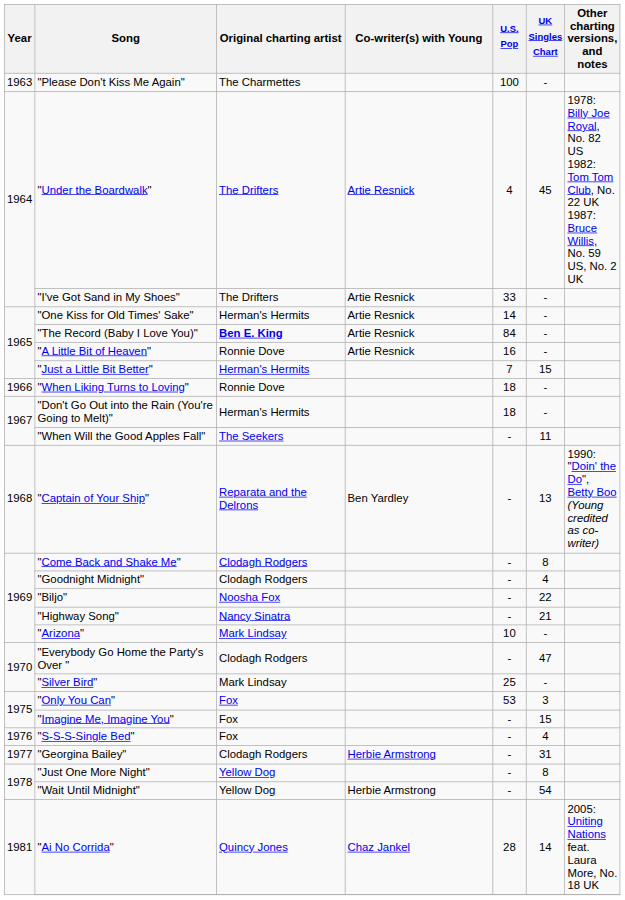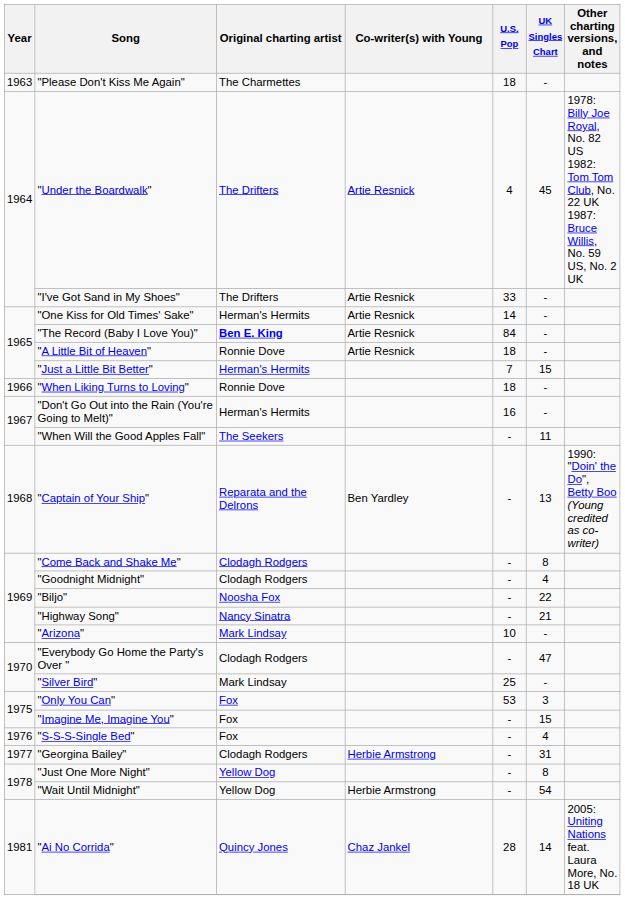(509, 82) 100 -> (509, 82) 18
(509, 351) 16 -> (509, 351) 18
(509, 412) 18 -> (509, 412) 16
